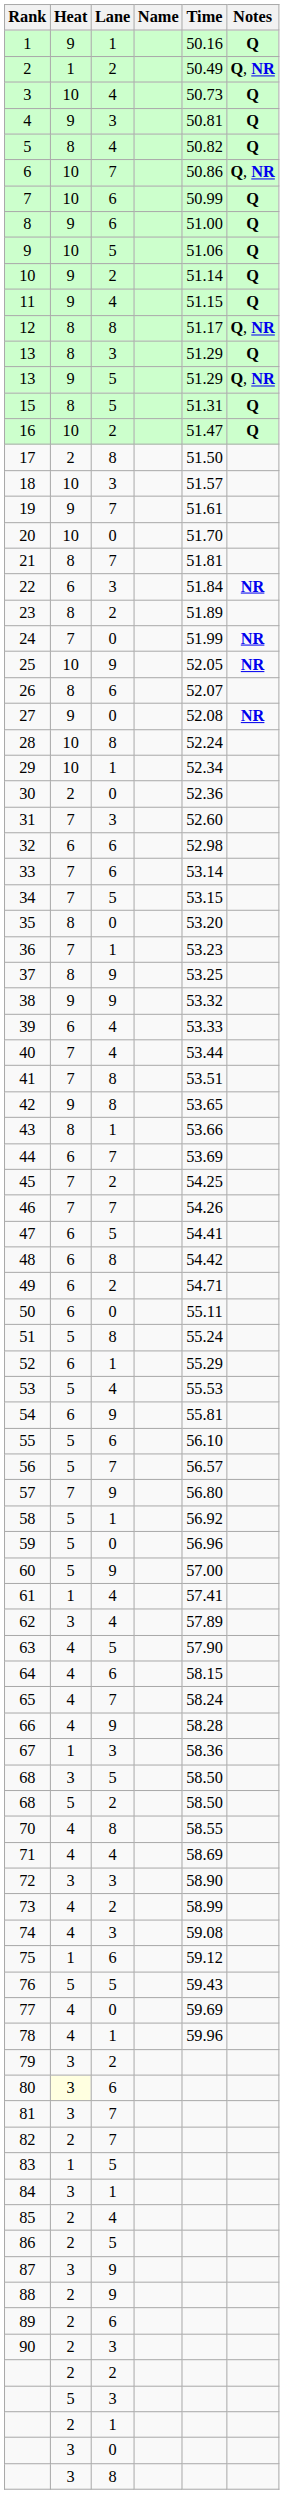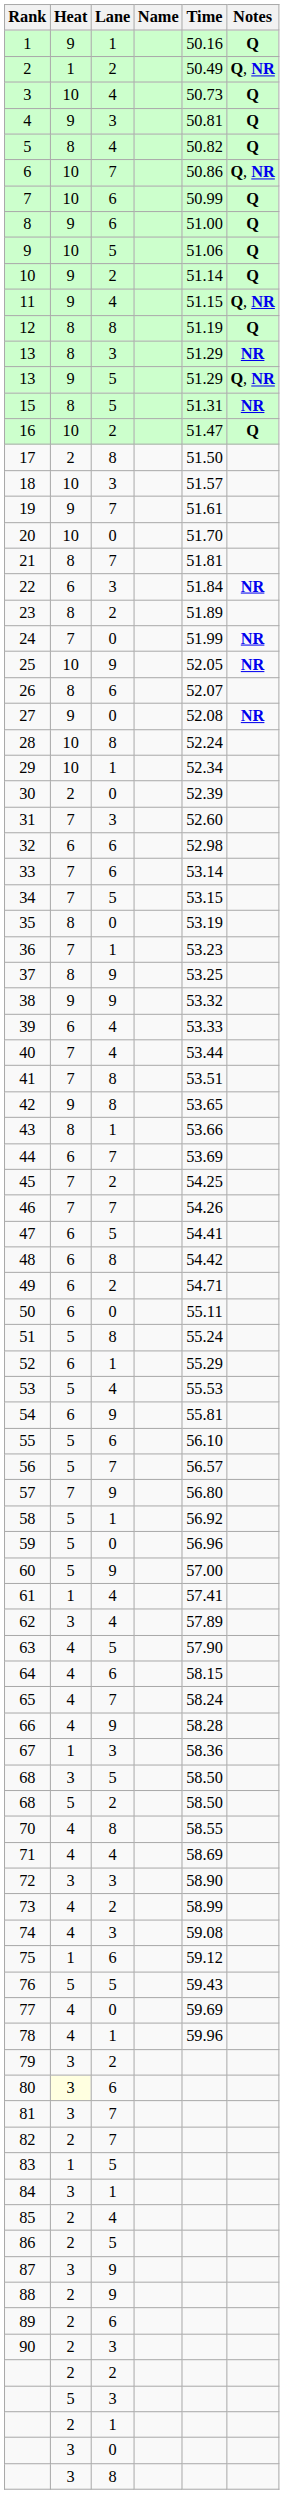(253, 302) Q -> (253, 302) Q, NR
(205, 328) 51.17 -> (205, 328) 51.19
(253, 328) Q, NR -> (253, 328) Q
(253, 353) Q -> (253, 353) NR
(253, 405) Q -> (253, 405) NR
(205, 793) 52.36 -> (205, 793) 52.39
(205, 923) 53.20 -> (205, 923) 53.19
